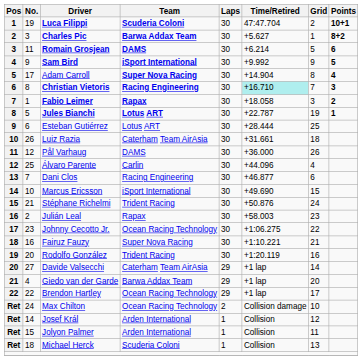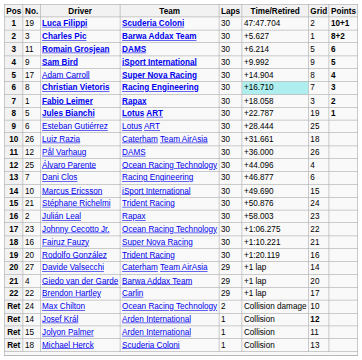(133, 165) Carlin -> (170, 165) Ocean Racing Technology
(170, 293) Ocean Racing Technology -> (133, 293) Carlin
(315, 319) normal -> (315, 319) bold
